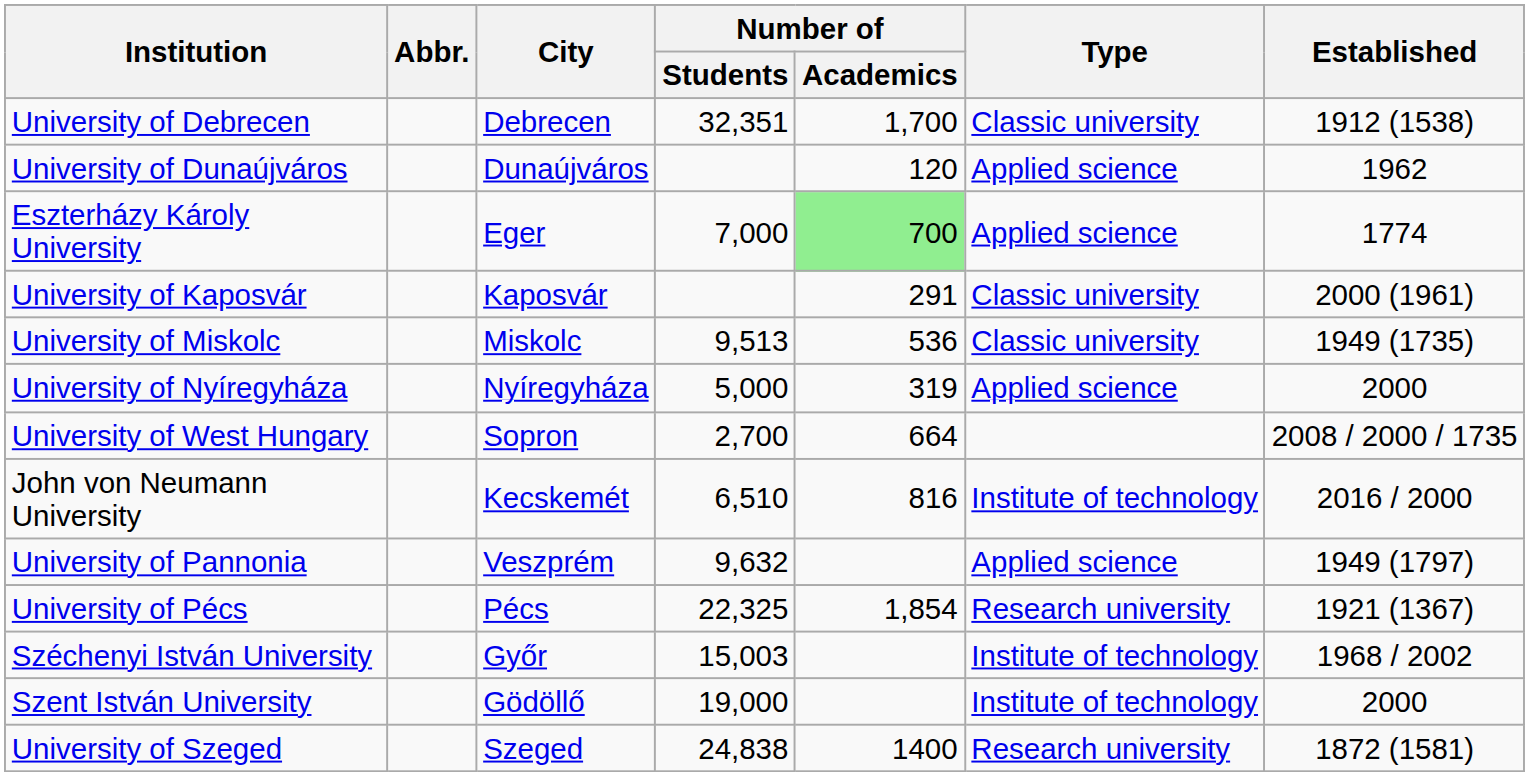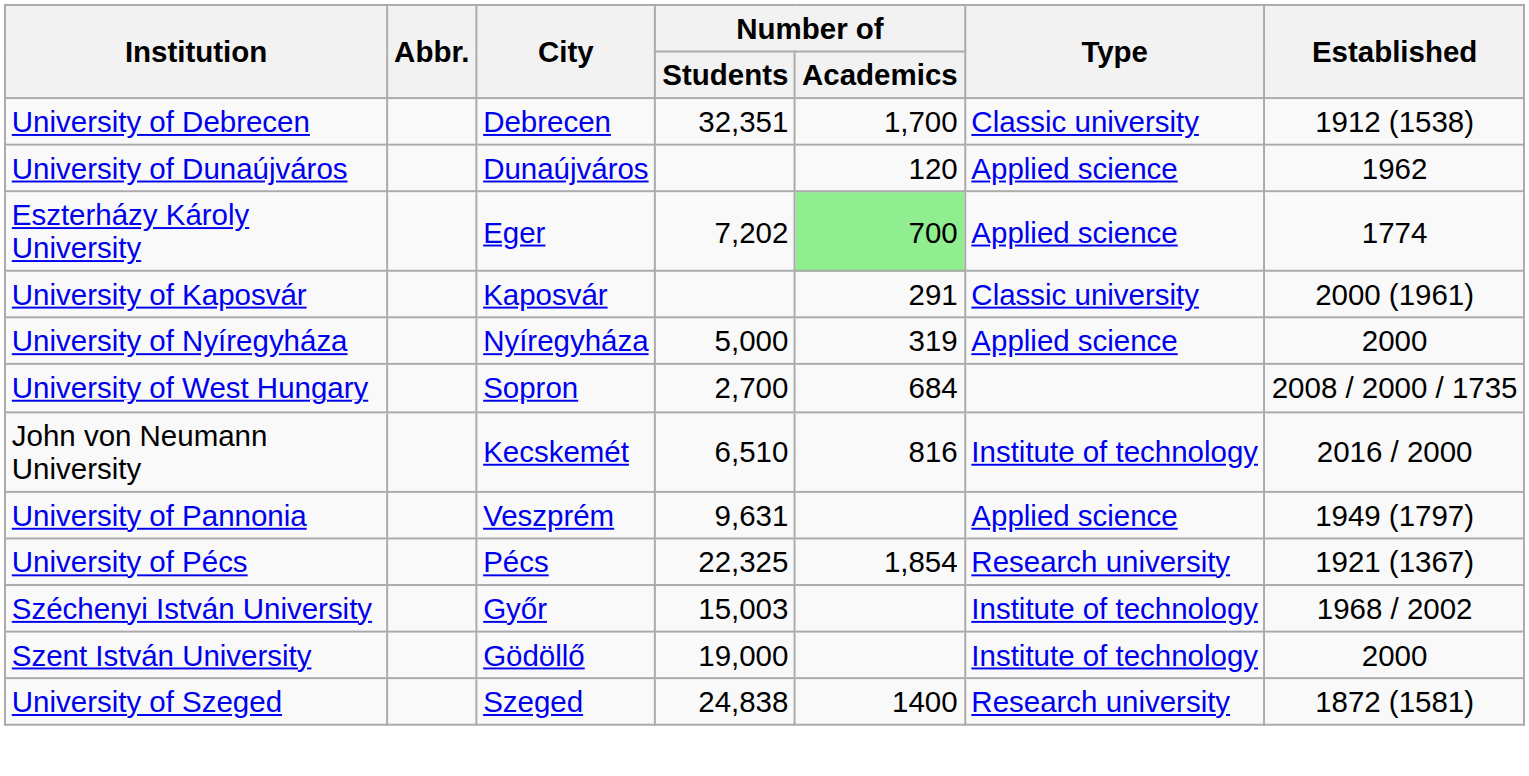(751, 232) 7,000 -> (751, 232) 7,202
- row: (146, 342)
(933, 435) 664 -> (933, 388) 684
(751, 561) 9,632 -> (751, 515) 9,631
